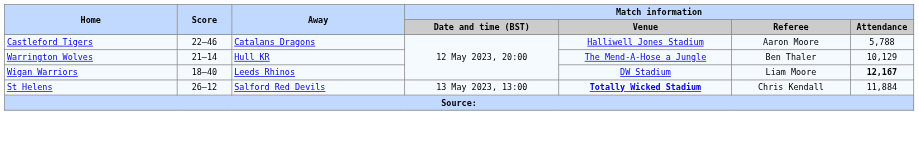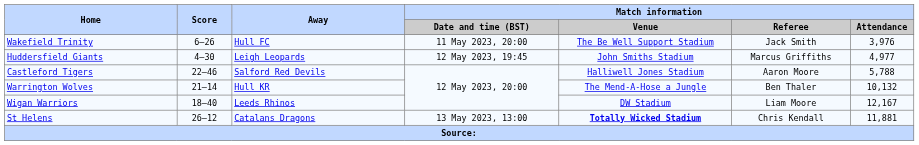+ row: (50, 42)
+ row: (55, 57)
(275, 42) Catalans Dragons -> (280, 72) Salford Red Devils
(882, 57) 10,129 -> (882, 88) 10,132
(882, 72) bold -> (882, 103) normal
(280, 88) Salford Red Devils -> (275, 118) Catalans Dragons
(882, 88) 11,884 -> (882, 118) 11,881
